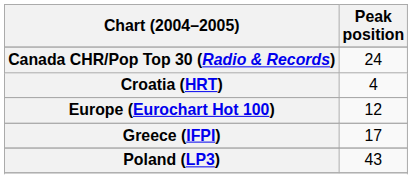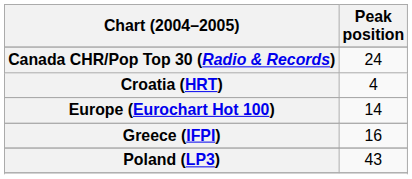(373, 110) 12 -> (373, 110) 14
(373, 135) 17 -> (373, 135) 16
